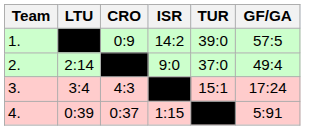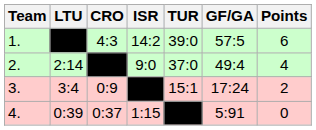+ column: (284, 16)
(124, 40) 0:9 -> (107, 40) 4:3
(124, 88) 4:3 -> (107, 88) 0:9
